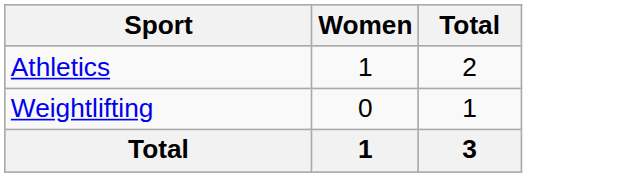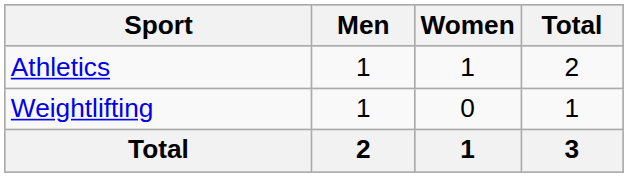+ column: (363, 25)
